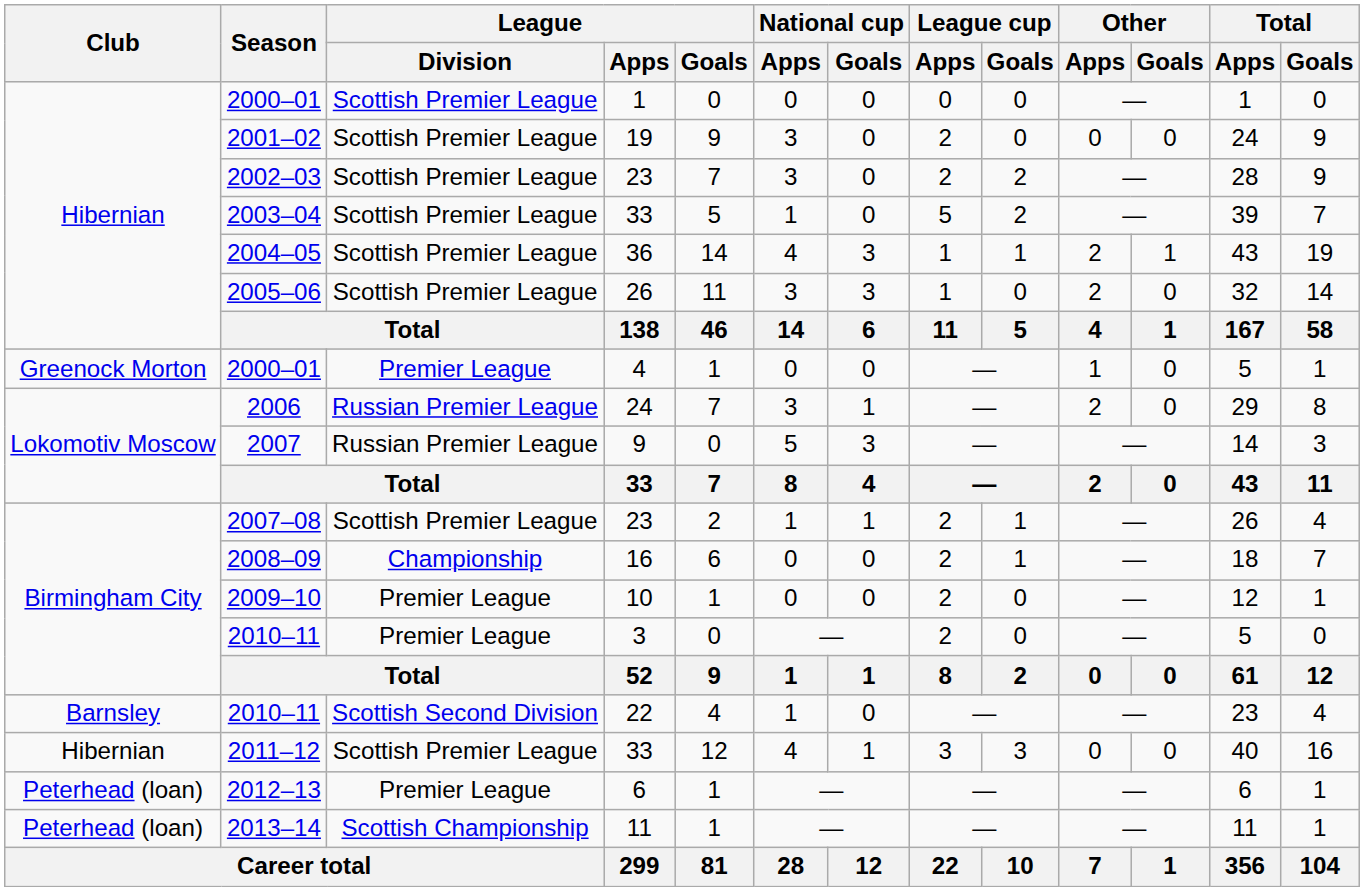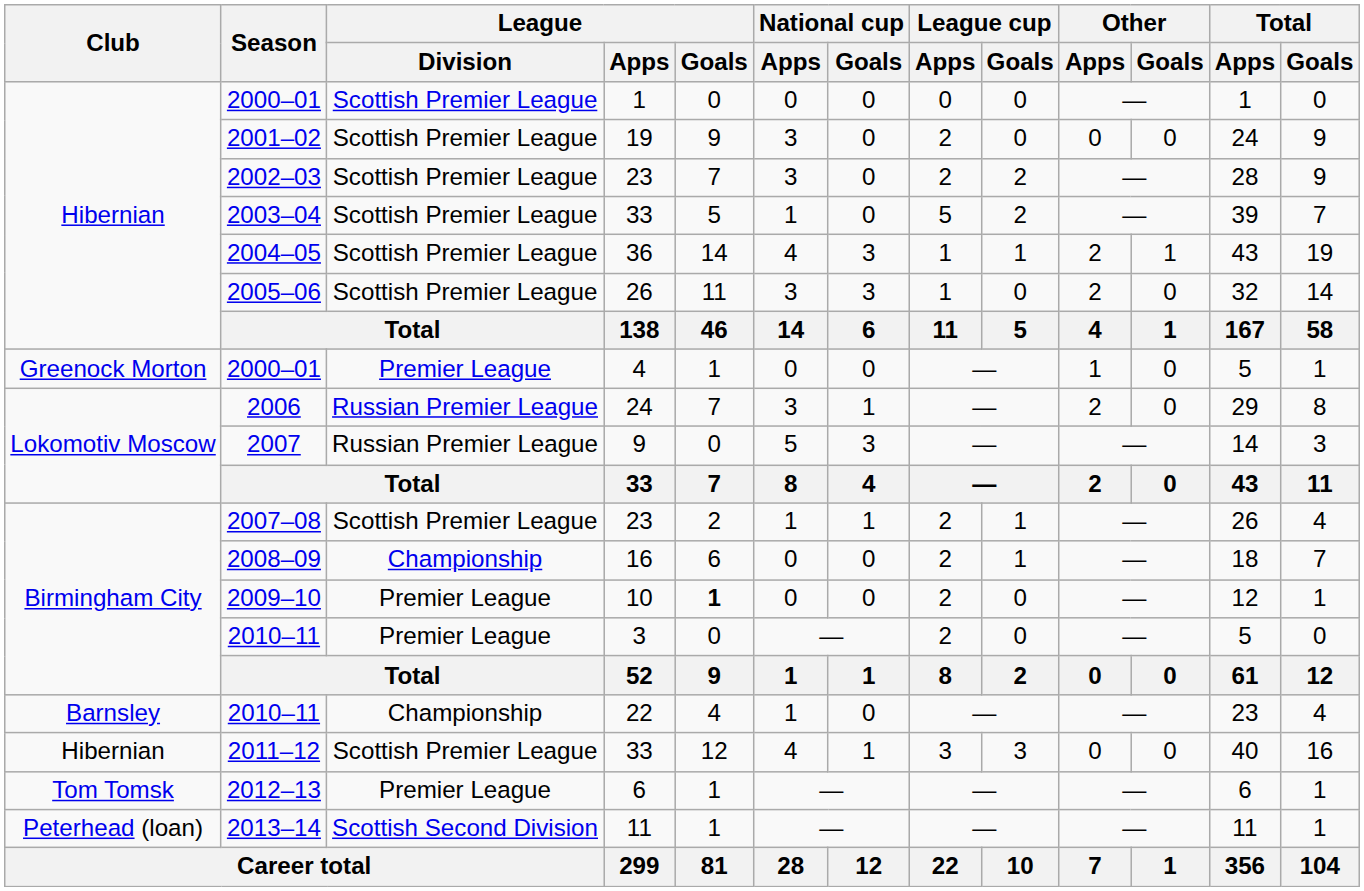(714, 598) normal -> (714, 598) bold
(465, 713) Scottish Second Division -> (465, 713) Championship
(113, 789) Peterhead (loan) -> (113, 789) Tom Tomsk
(465, 828) Scottish Championship -> (465, 828) Scottish Second Division
